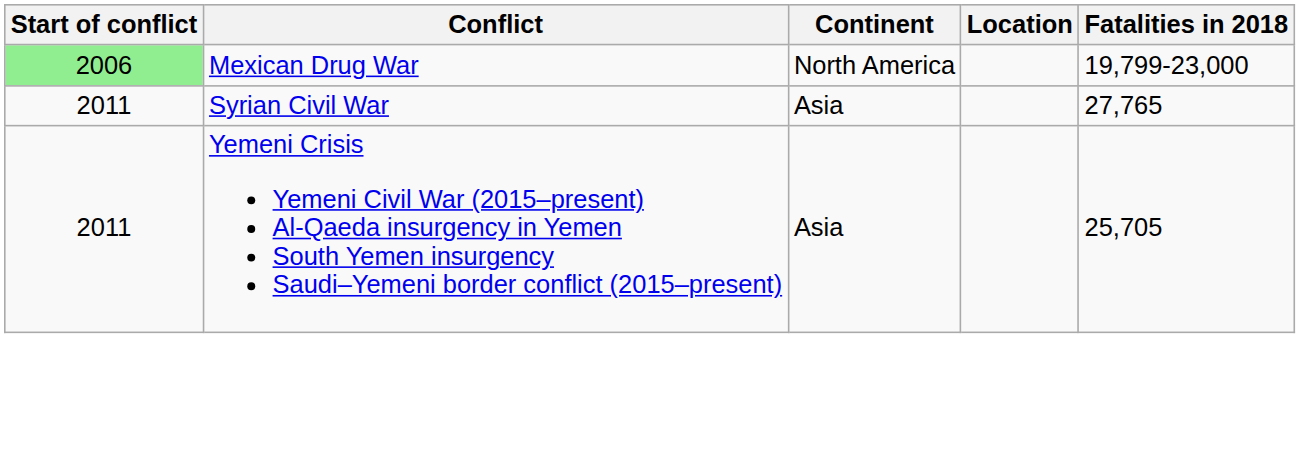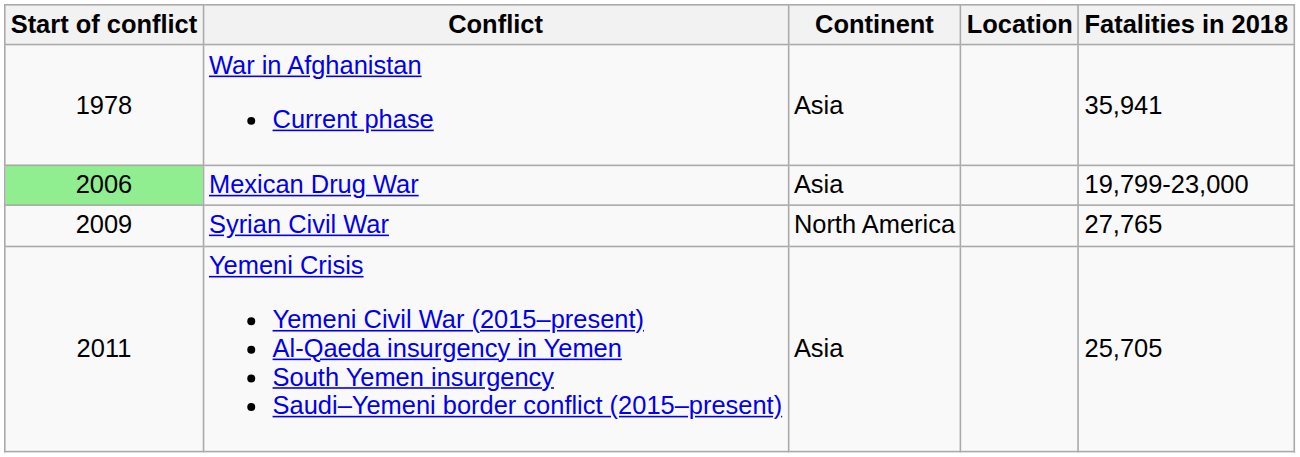+ row: (496, 92)
(874, 65) North America -> (819, 184) Asia
(104, 105) 2011 -> (104, 225) 2009
(819, 105) Asia -> (874, 225) North America
